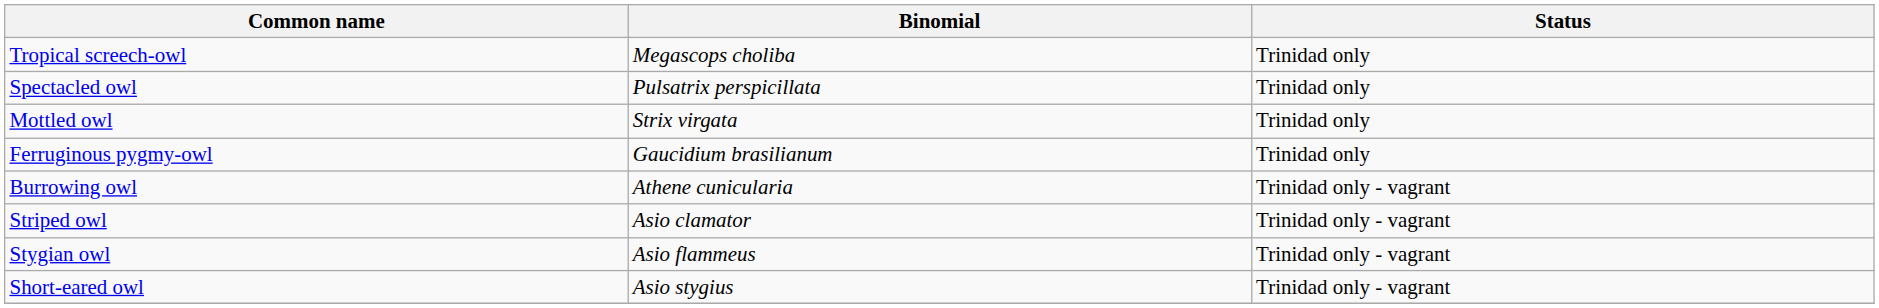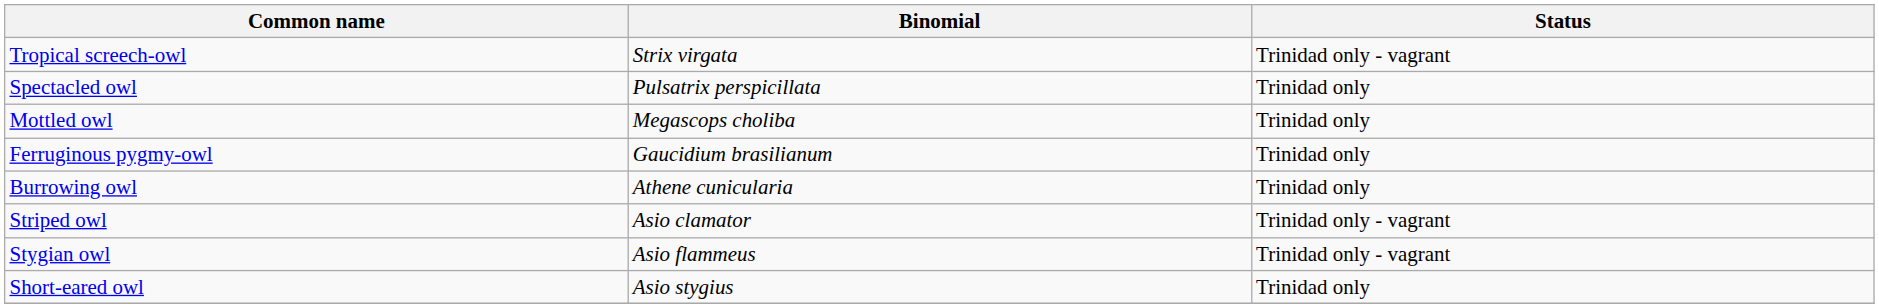(714, 54) Megascops choliba -> (685, 54) Strix virgata
(1313, 54) Trinidad only -> (1353, 54) Trinidad only - vagrant
(685, 120) Strix virgata -> (714, 120) Megascops choliba
(1353, 187) Trinidad only - vagrant -> (1313, 187) Trinidad only
(1353, 287) Trinidad only - vagrant -> (1313, 287) Trinidad only
